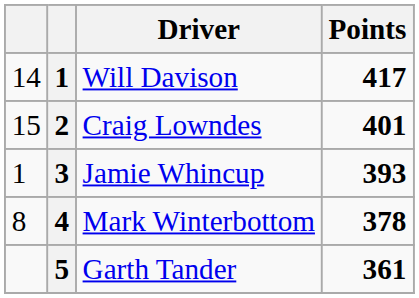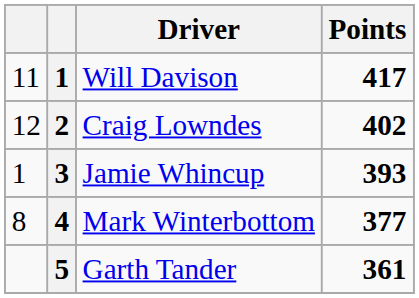(26, 76) 14 -> (26, 76) 11
(26, 124) 15 -> (26, 124) 12
(384, 124) 401 -> (384, 124) 402
(384, 221) 378 -> (384, 221) 377
